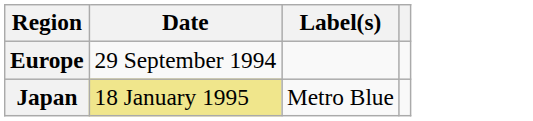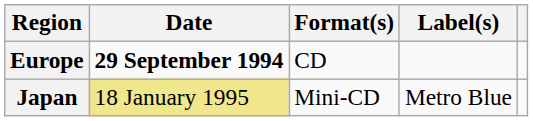+ column: (344, 23)
(185, 60) normal -> (189, 60) bold
